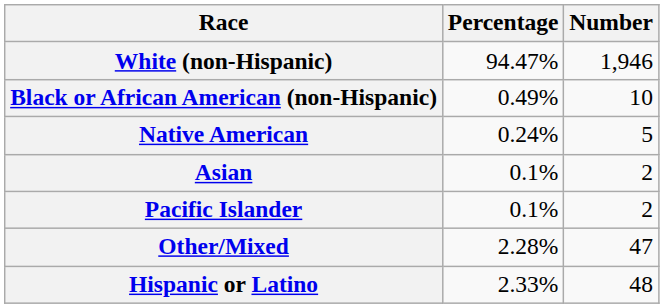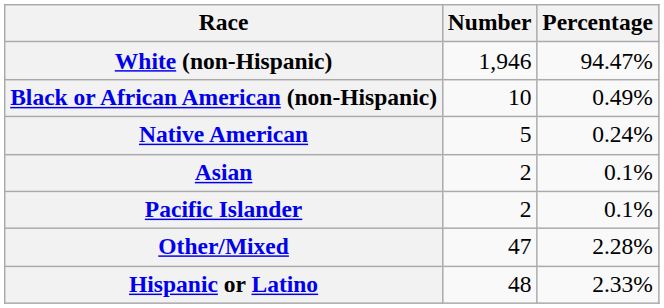columns swapped: (611, 23) <-> (503, 23)
